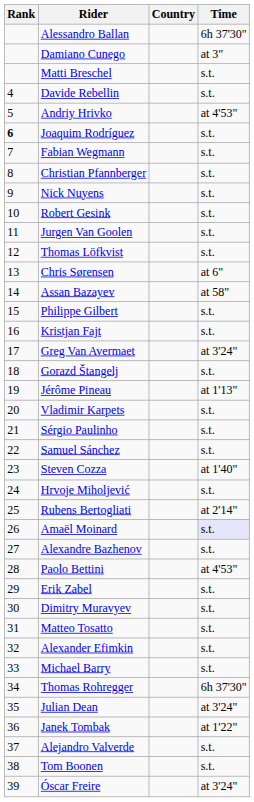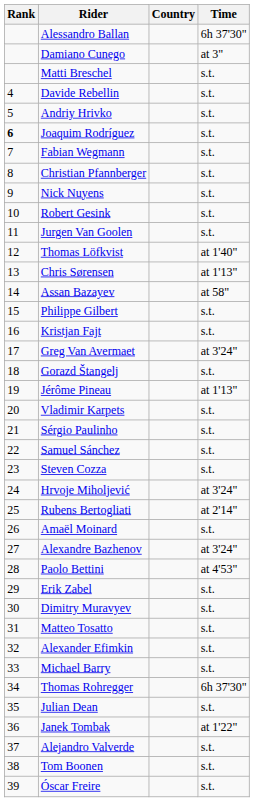(219, 113) at 4'53" -> (208, 113) s.t.
(208, 252) s.t. -> (219, 252) at 1'40"
(212, 271) at 6" -> (219, 271) at 1'13"
(219, 469) at 1'40" -> (208, 469) s.t.
(208, 489) s.t. -> (219, 489) at 3'24"
(208, 529) lavender background -> (208, 529) no background
(208, 549) s.t. -> (219, 549) at 3'24"
(219, 707) at 3'24" -> (208, 707) s.t.
(219, 786) at 3'24" -> (208, 786) s.t.
